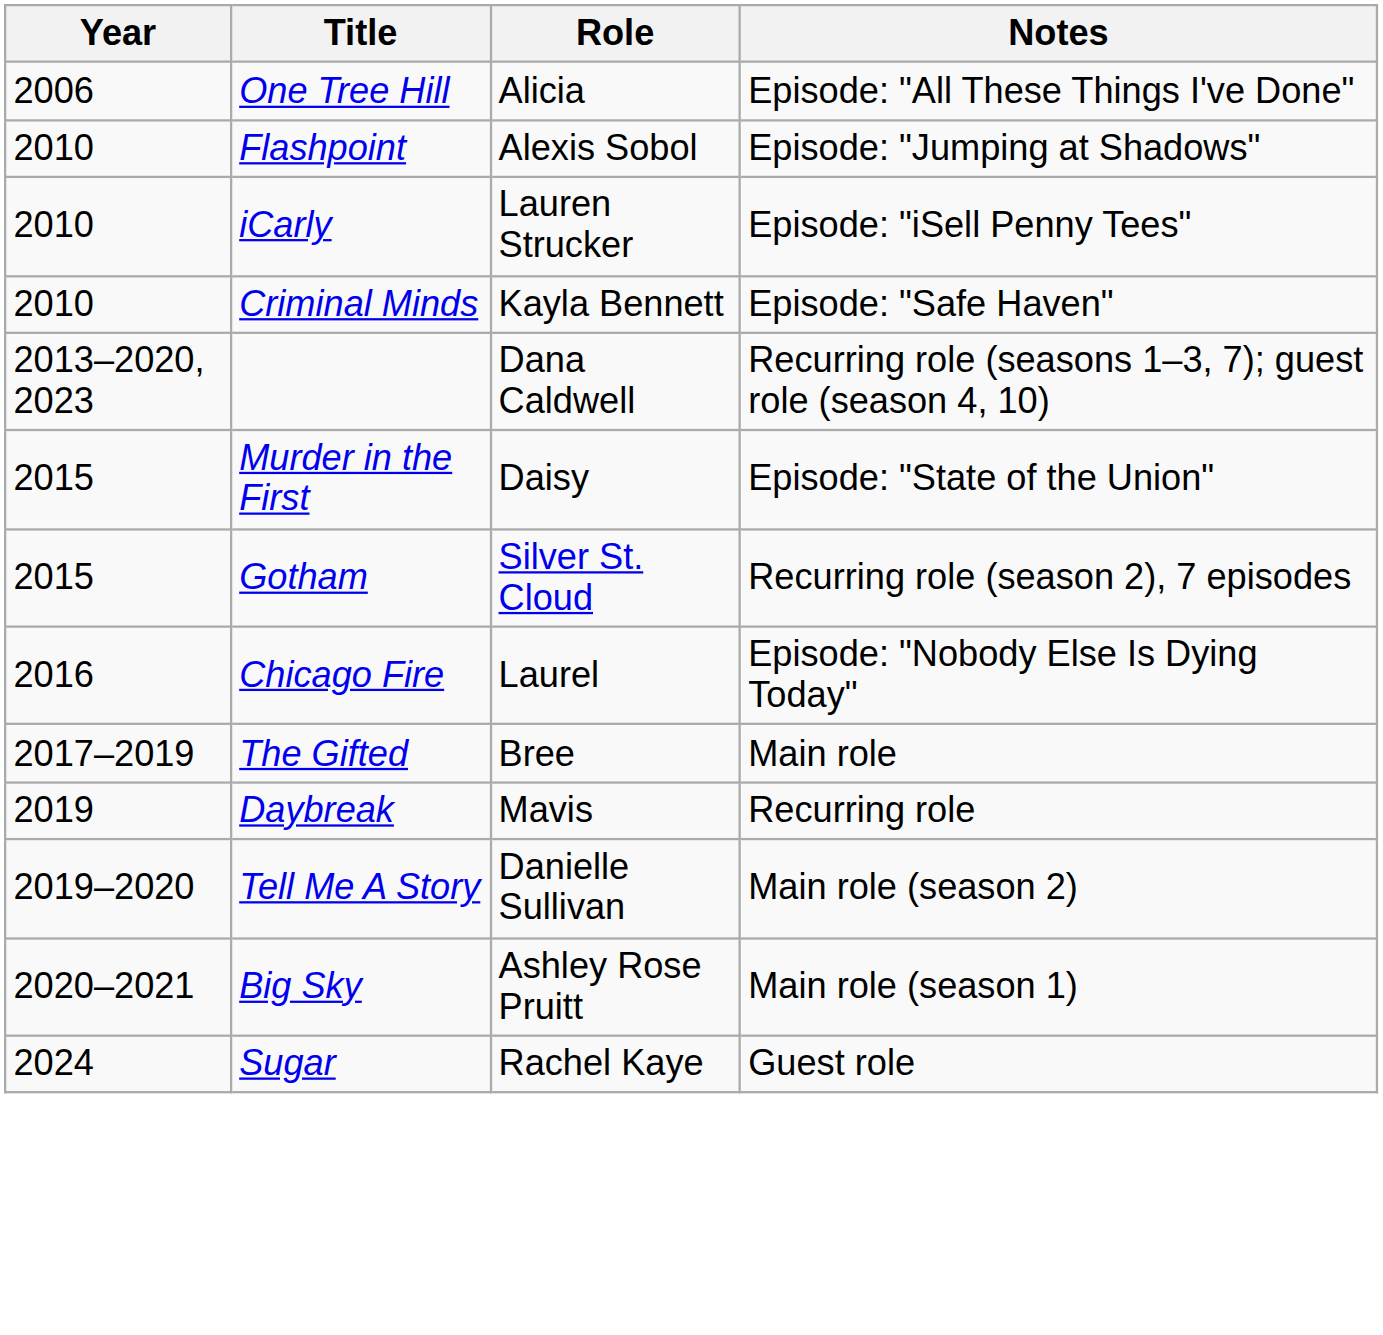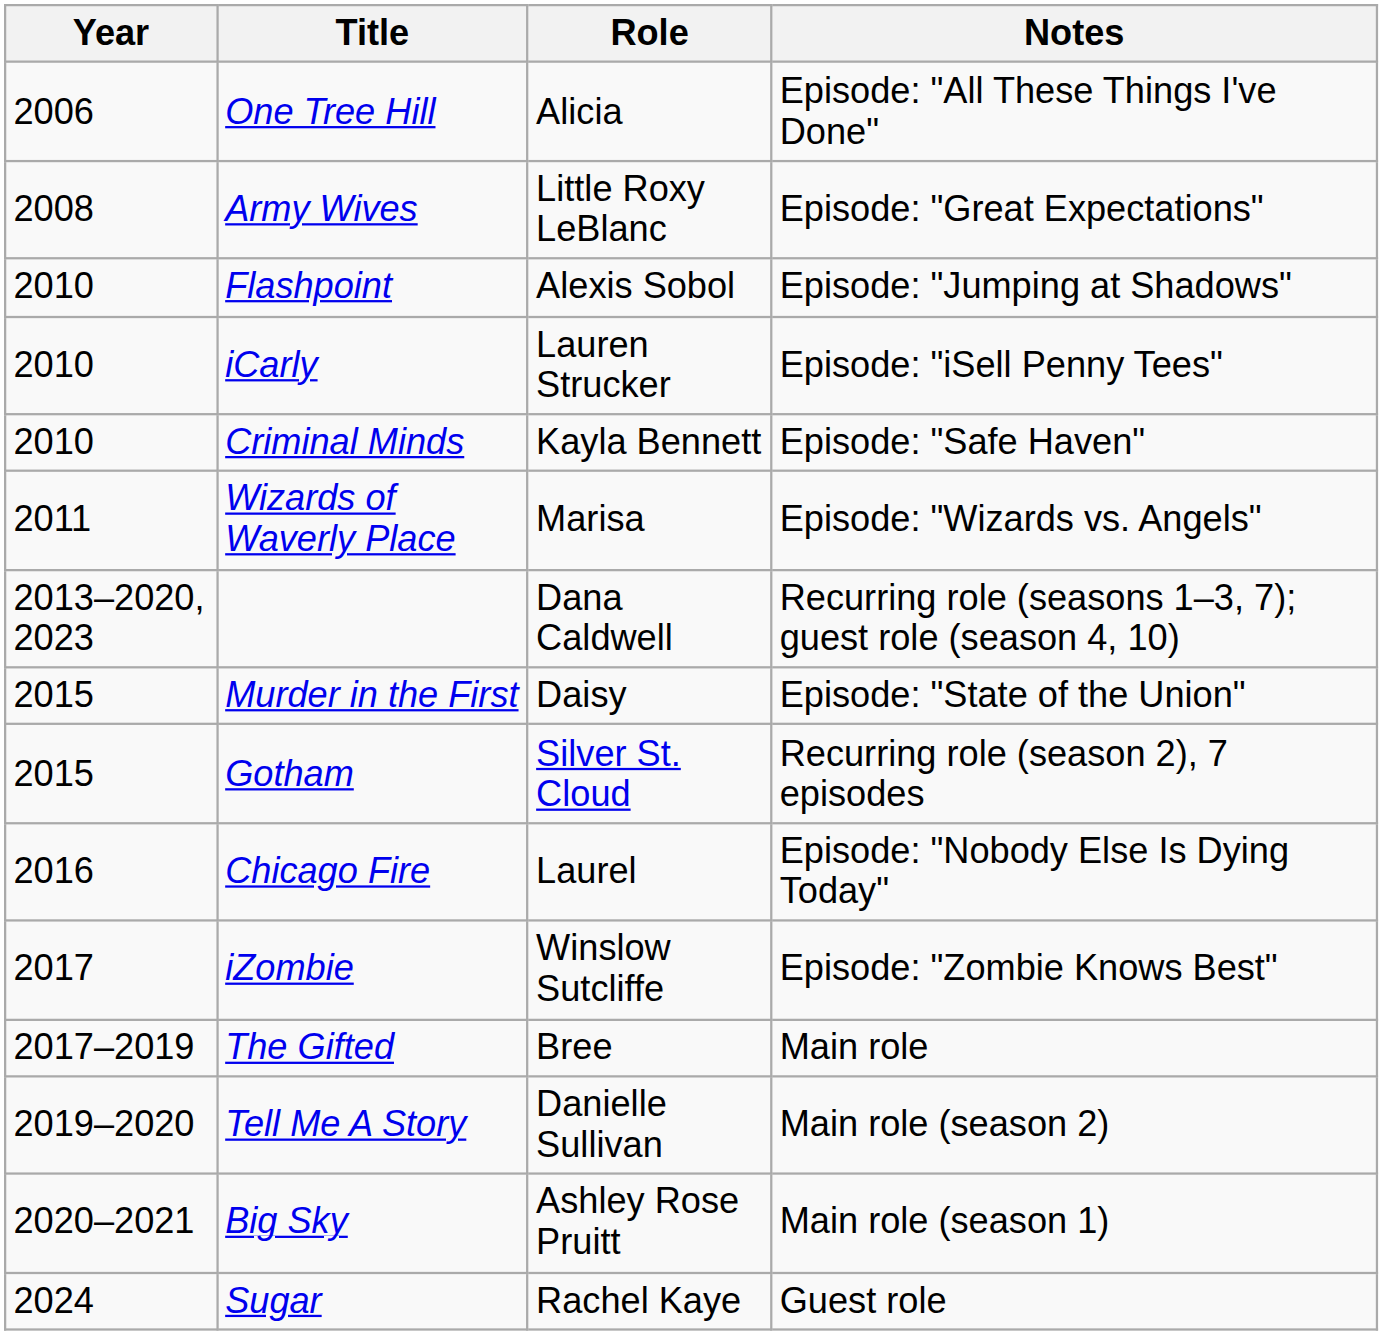+ row: (321, 208)
+ row: (340, 519)
+ row: (289, 969)
- row: (317, 810)
